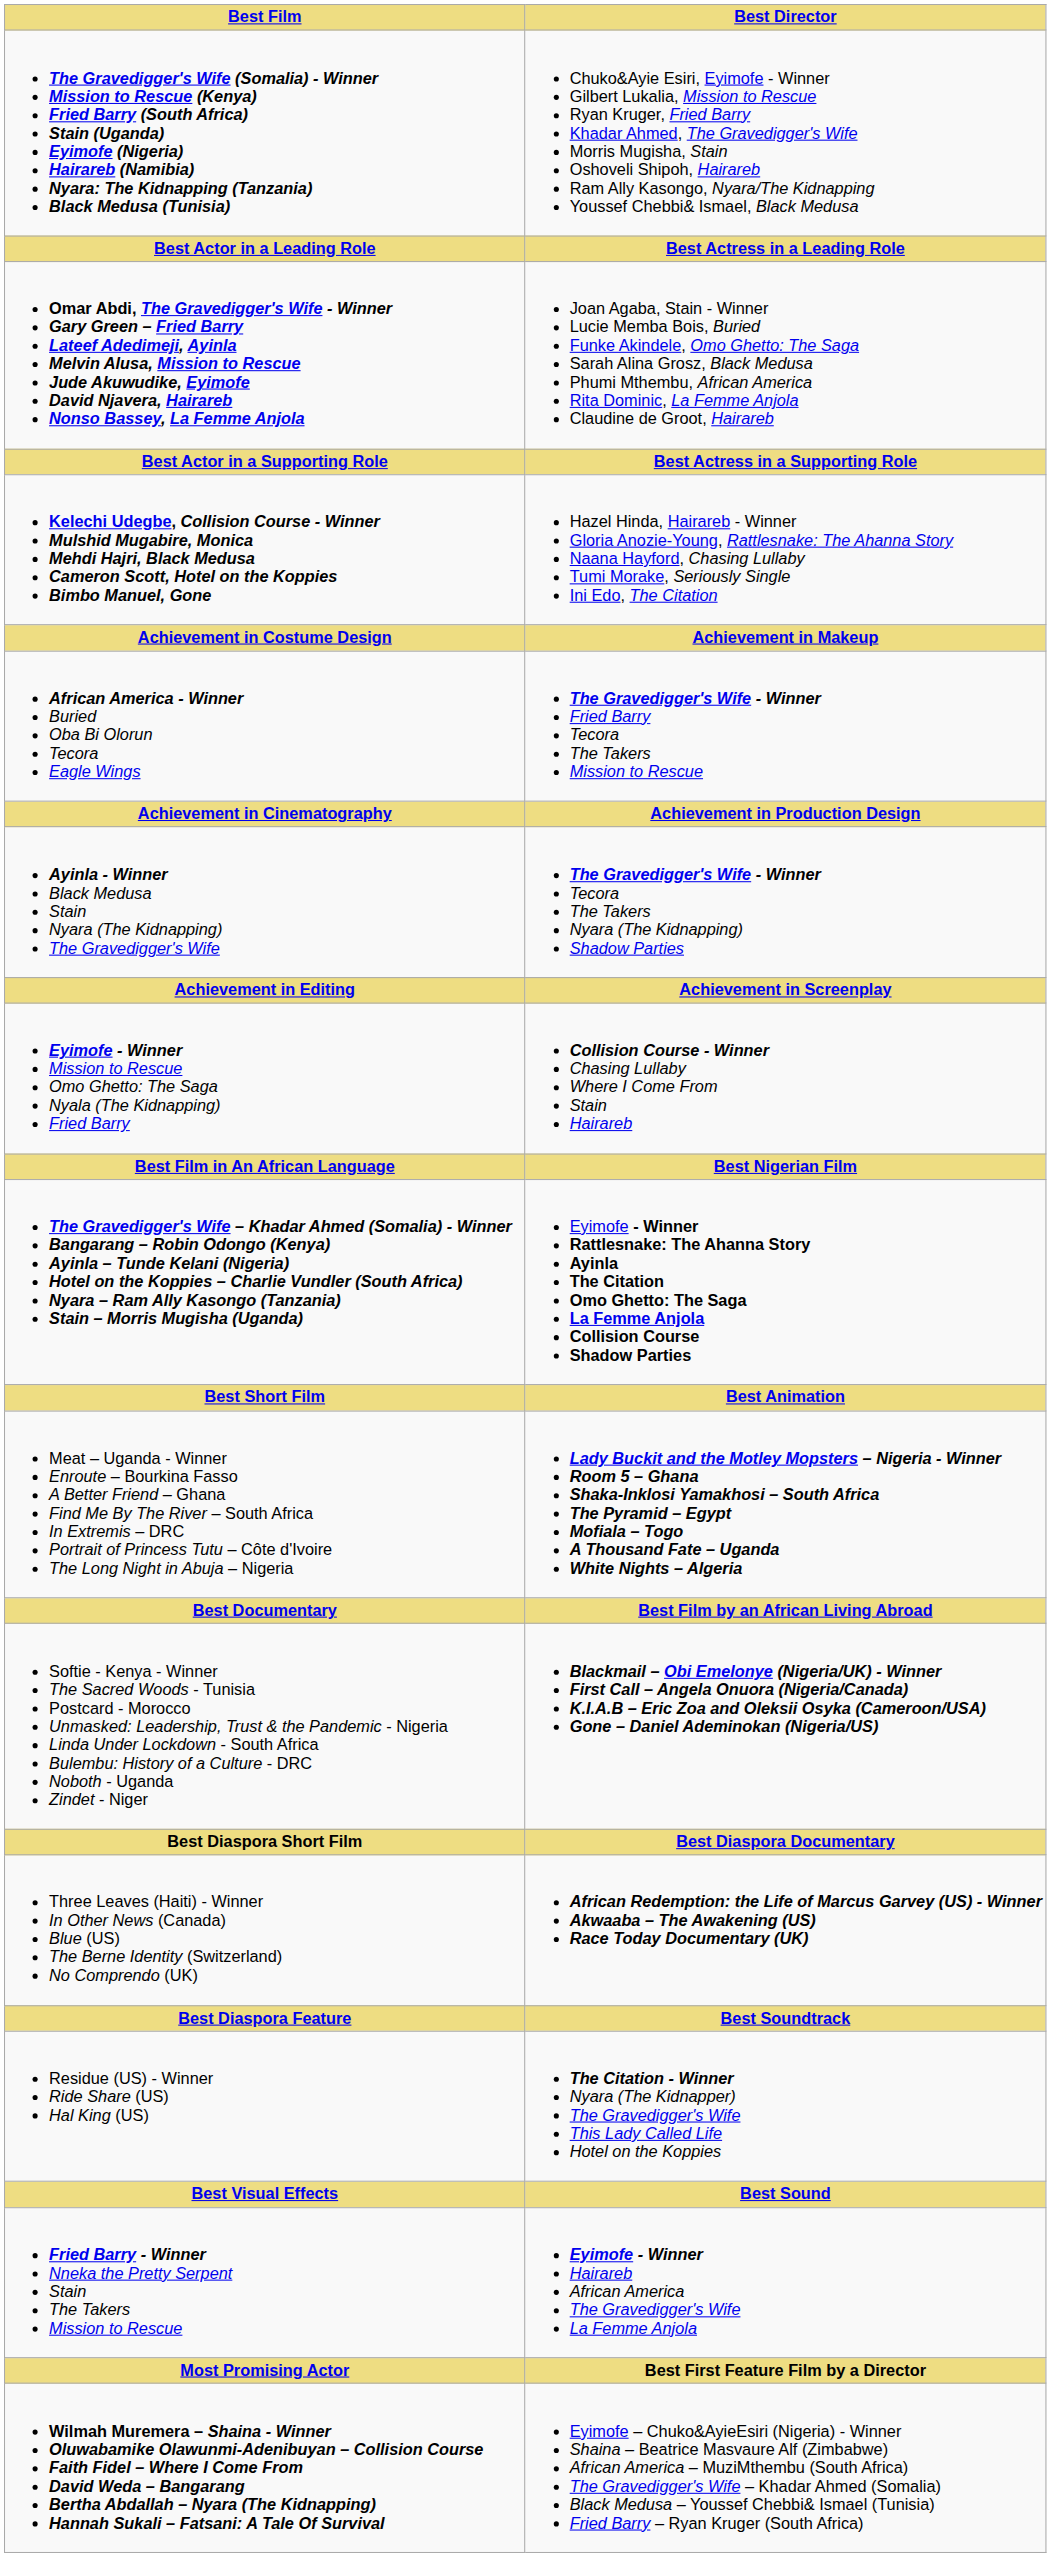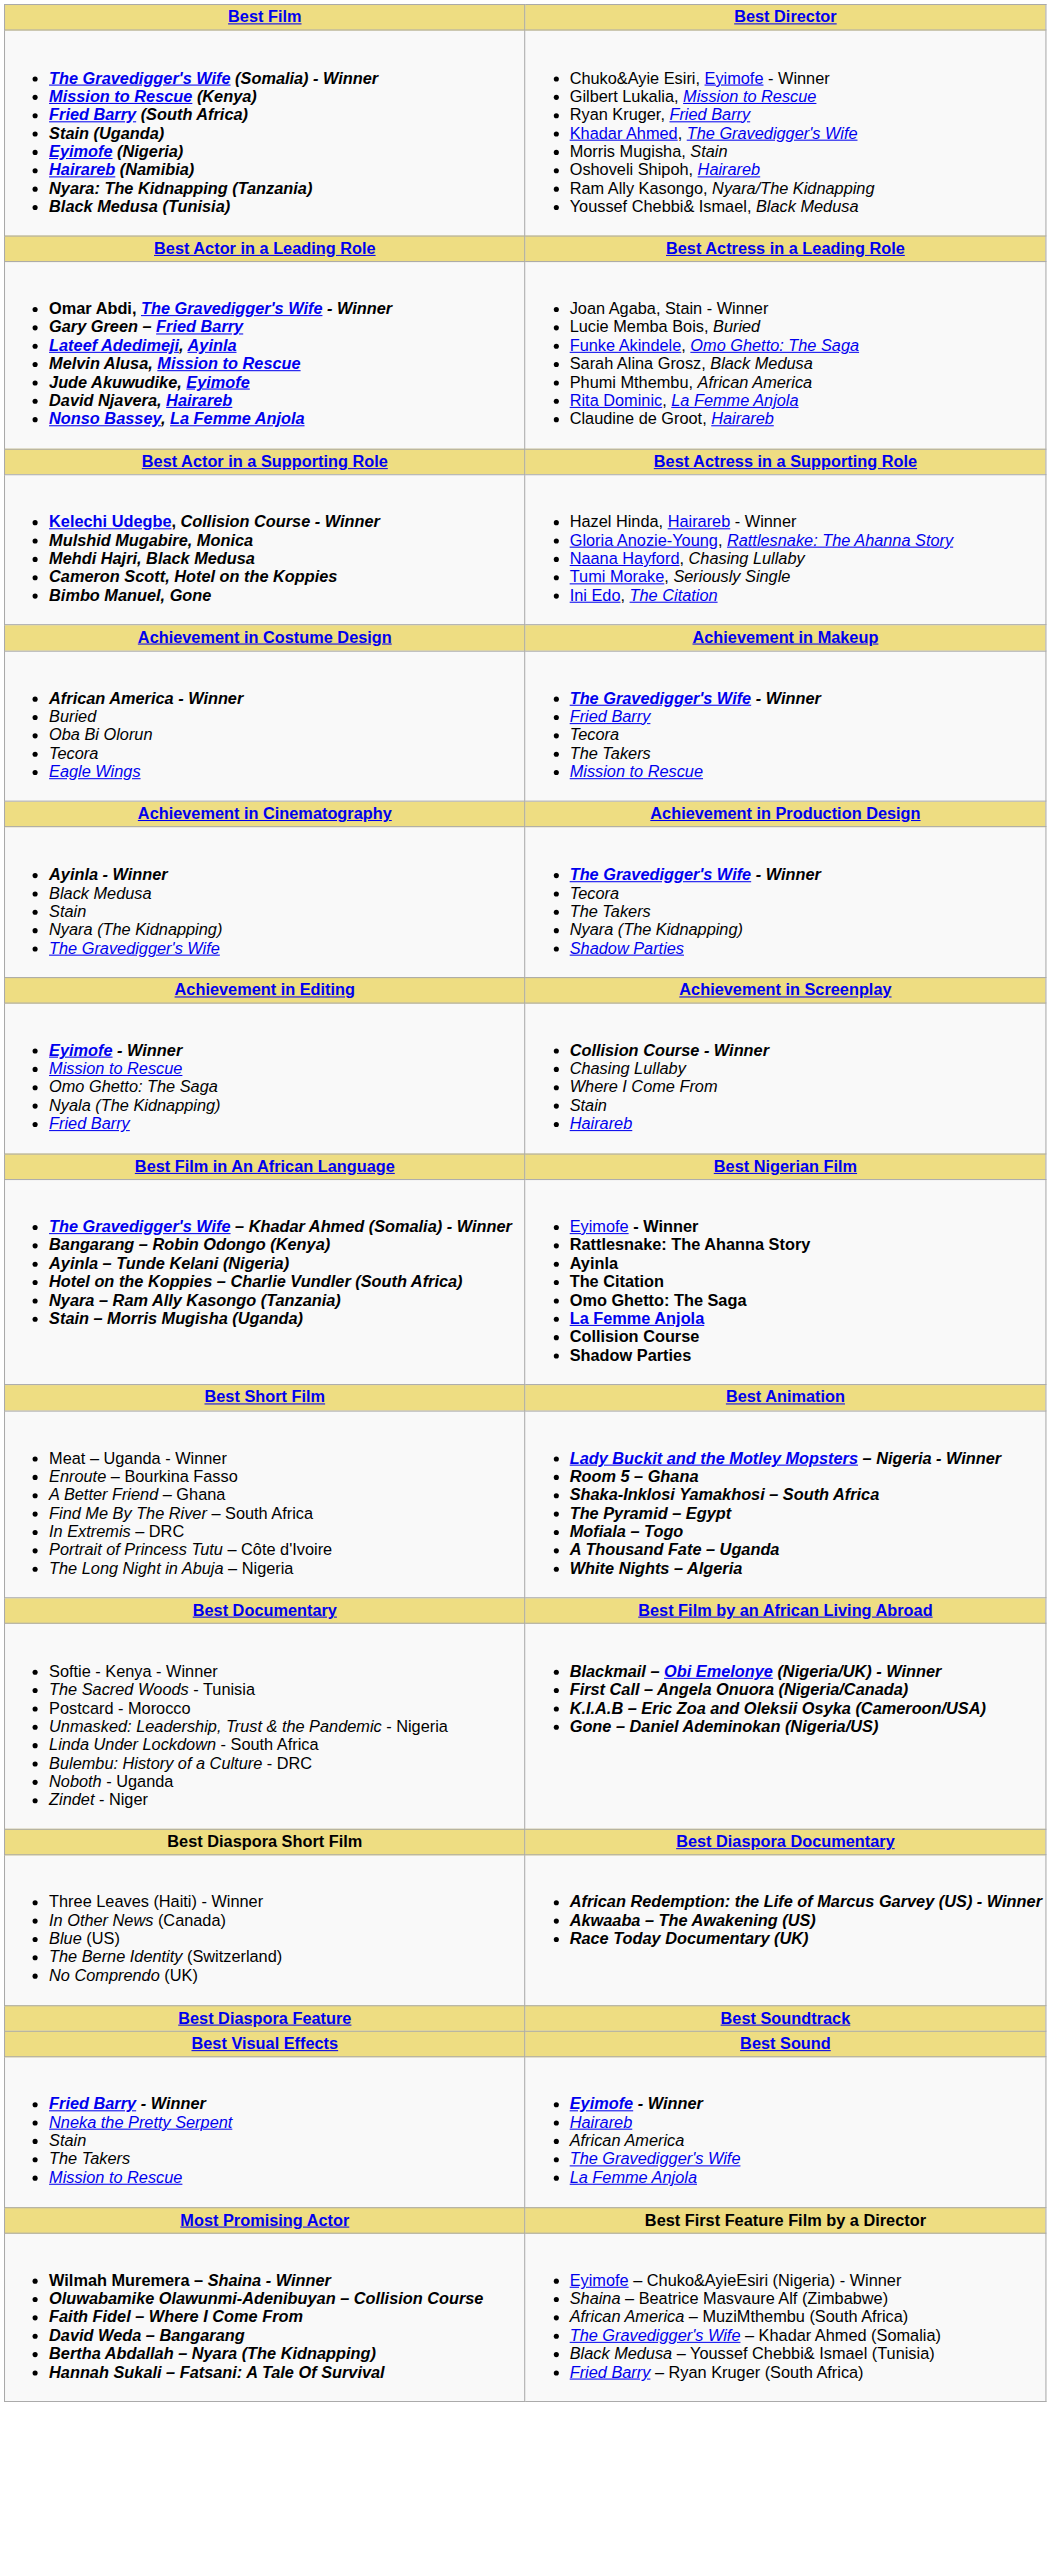- row: (265, 2097)
